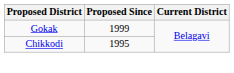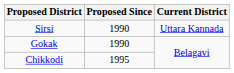+ row: (44, 28)
(119, 28) 1999 -> (119, 44) 1990
